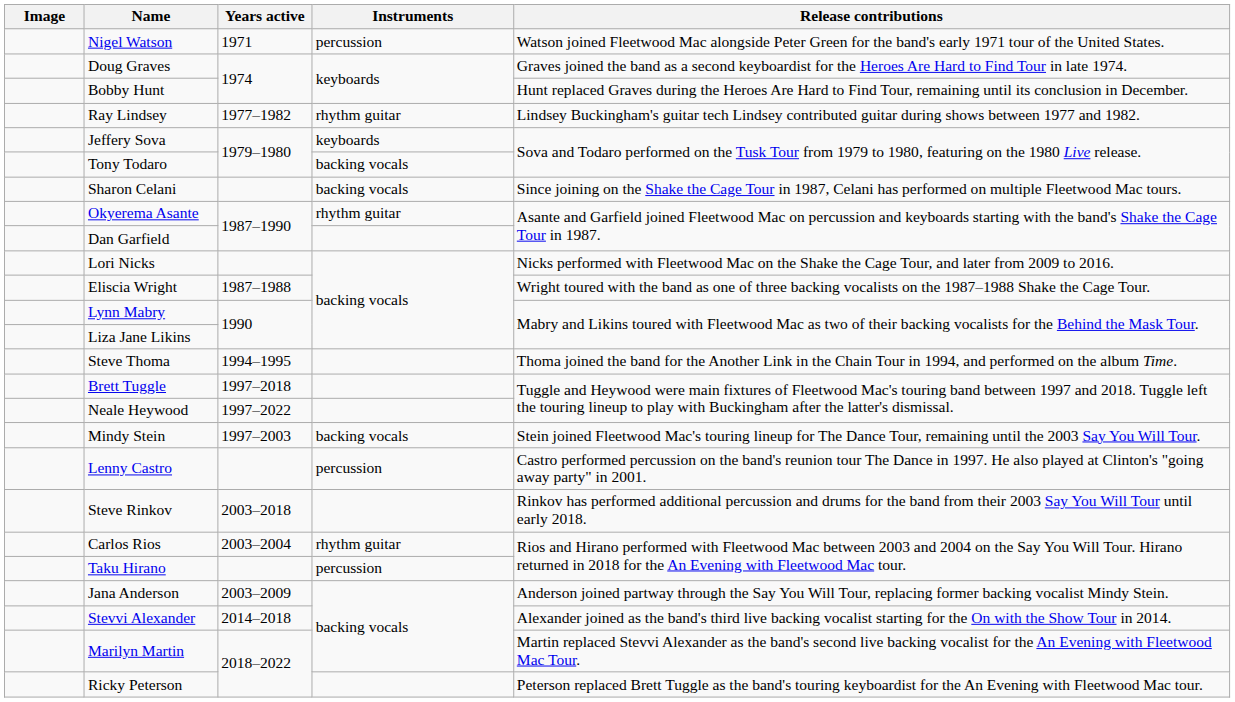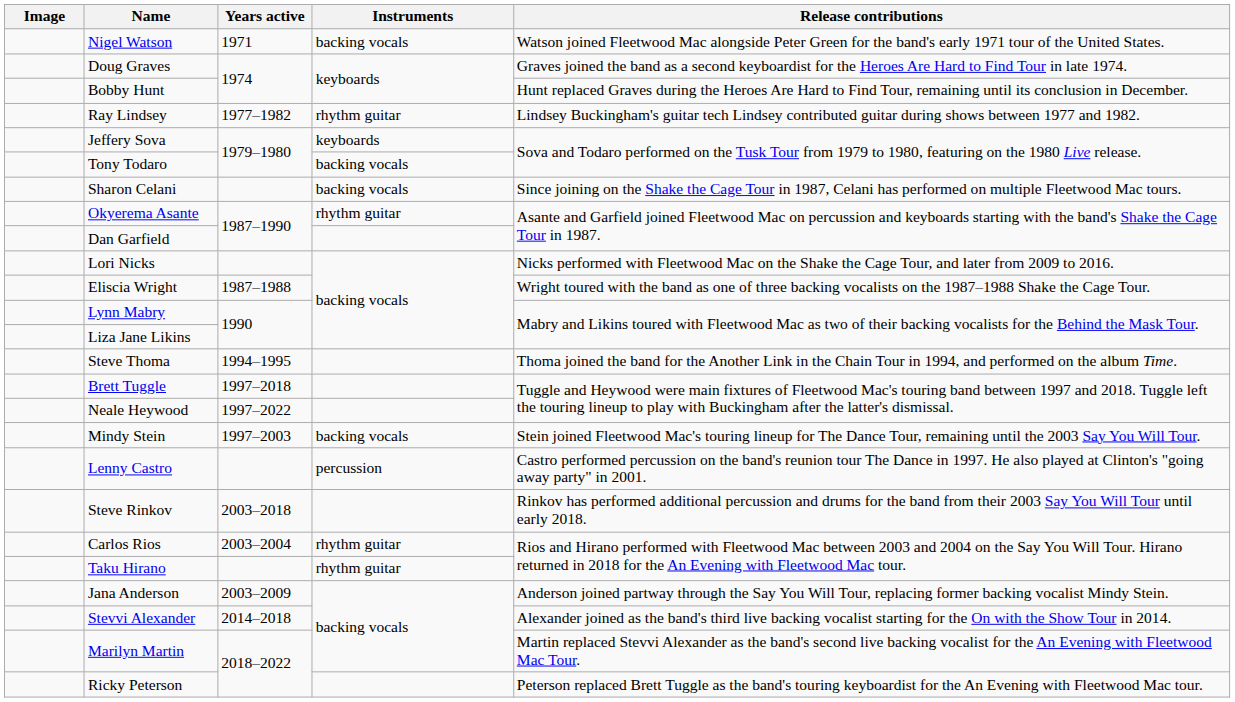(349, 41) percussion -> (362, 41) backing vocals
(349, 568) percussion -> (358, 568) rhythm guitar
